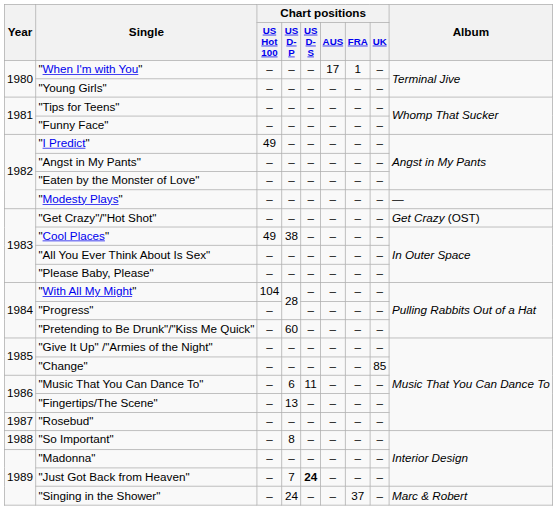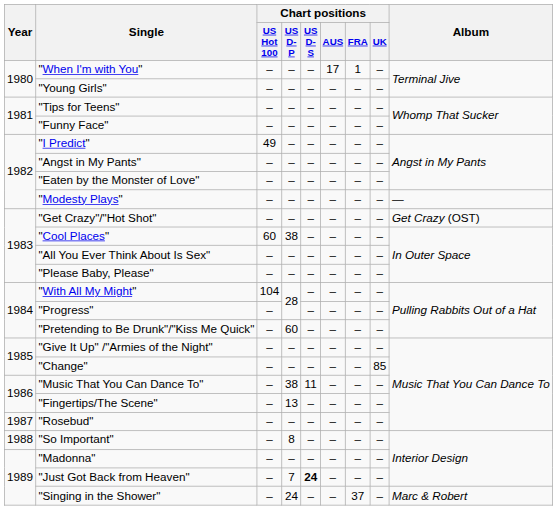(269, 236) 49 -> (269, 236) 60
(291, 384) 6 -> (291, 384) 38
